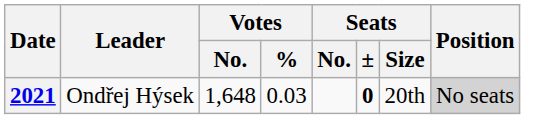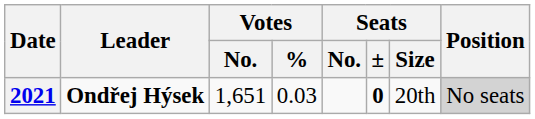(130, 95) normal -> (135, 95) bold
(230, 95) 1,648 -> (241, 95) 1,651
